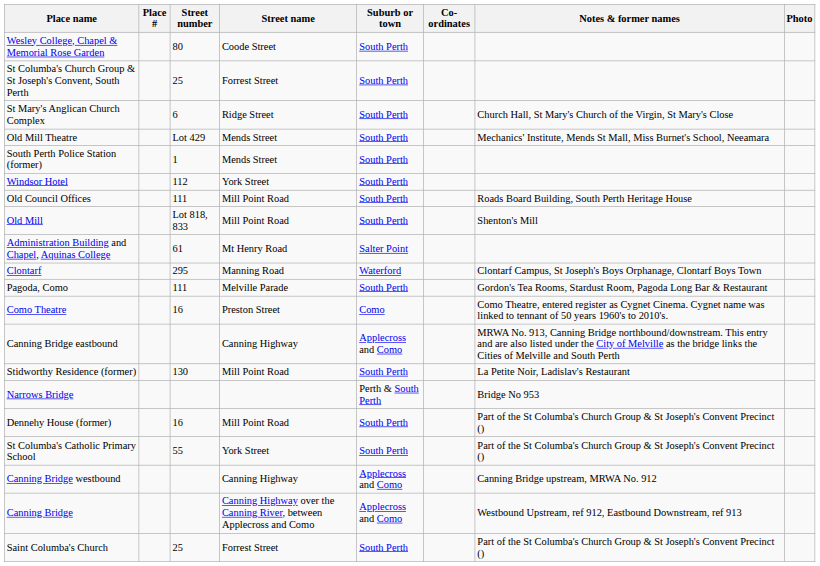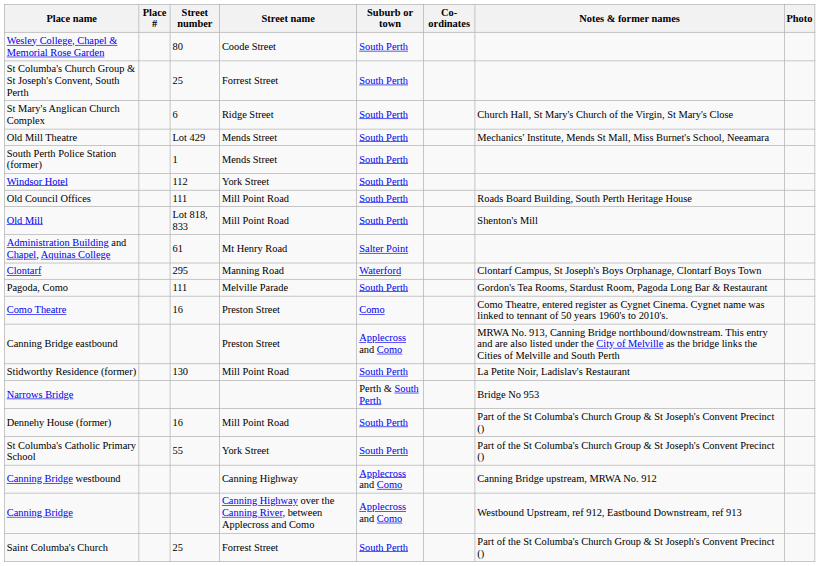(260, 344) Canning Highway -> (251, 344) Preston Street
